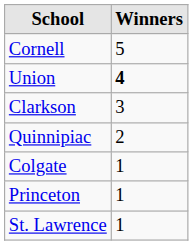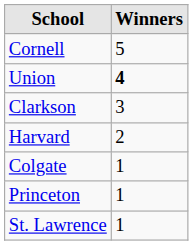+ row: (39, 136)
- row: (50, 136)
